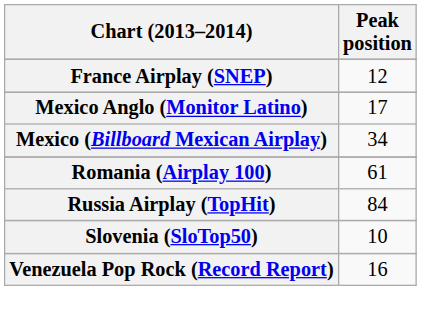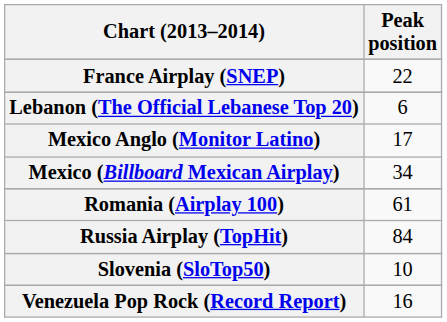(377, 75) 12 -> (403, 75) 22
+ row: (184, 107)
